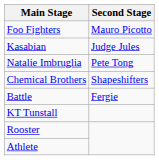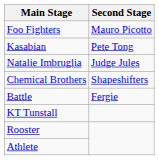(115, 46) Judge Jules -> (112, 46) Pete Tong
(112, 63) Pete Tong -> (115, 63) Judge Jules
